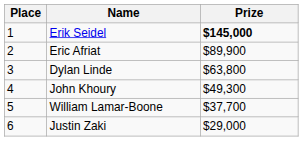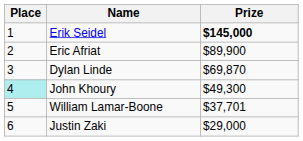(224, 70) $63,800 -> (224, 70) $69,870
(10, 88) no background -> (10, 88) paleturquoise background
(224, 107) $37,700 -> (224, 107) $37,701
